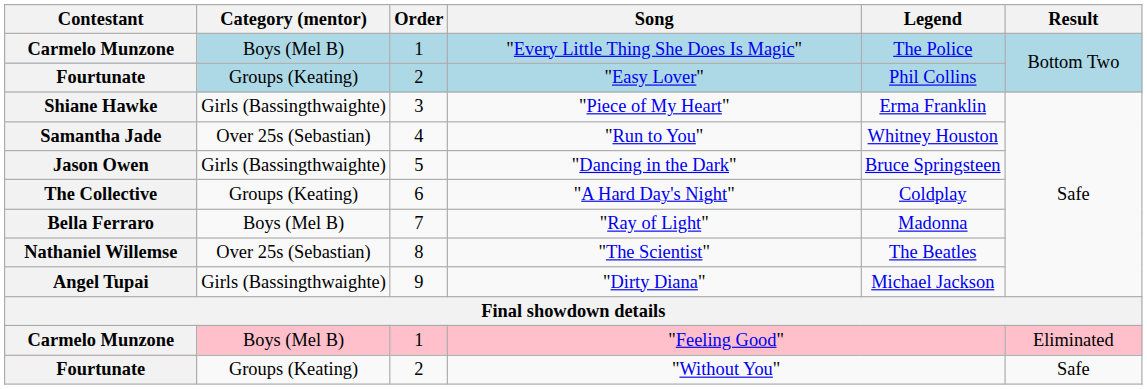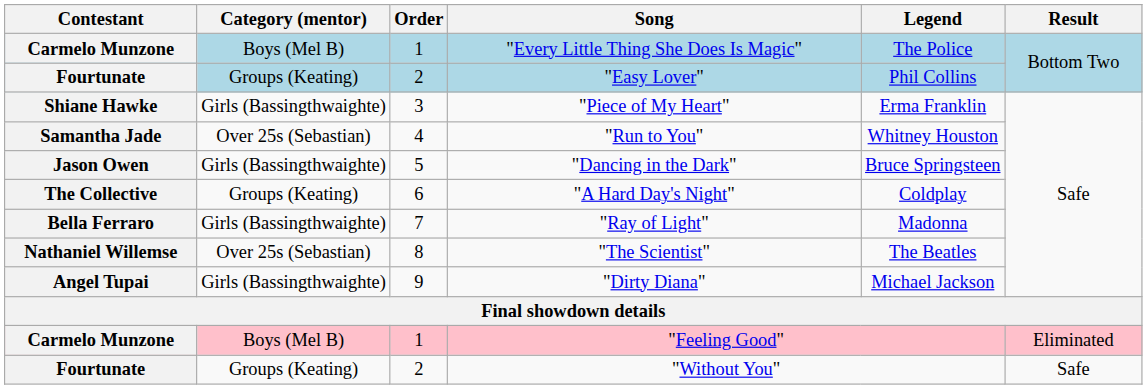(294, 223) Boys (Mel B) -> (294, 223) Girls (Bassingthwaighte)
